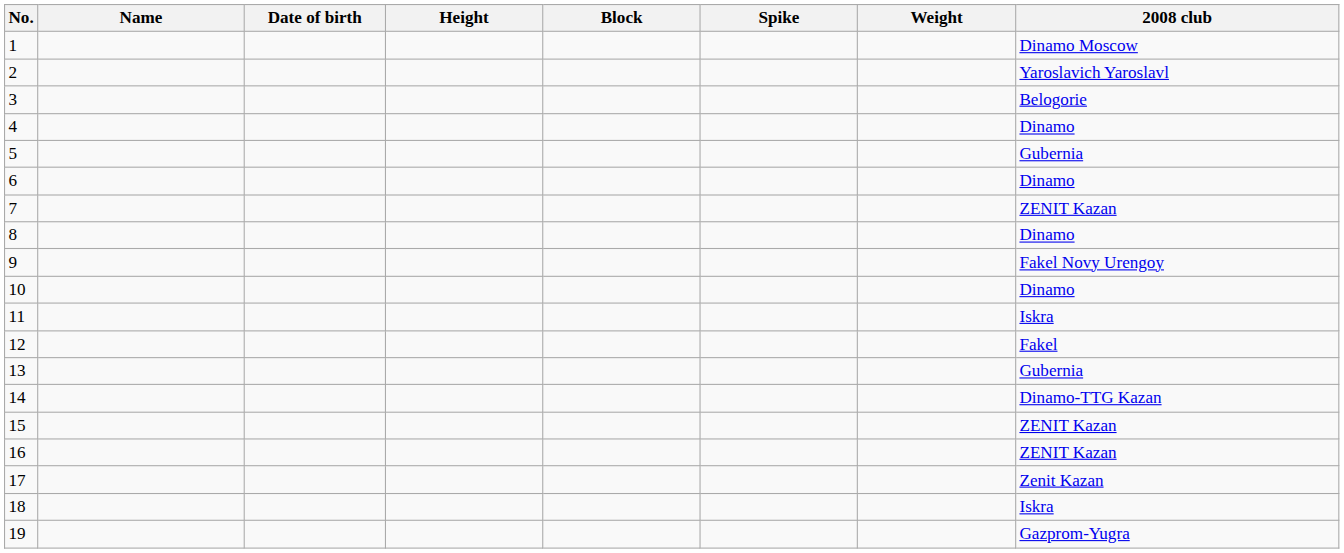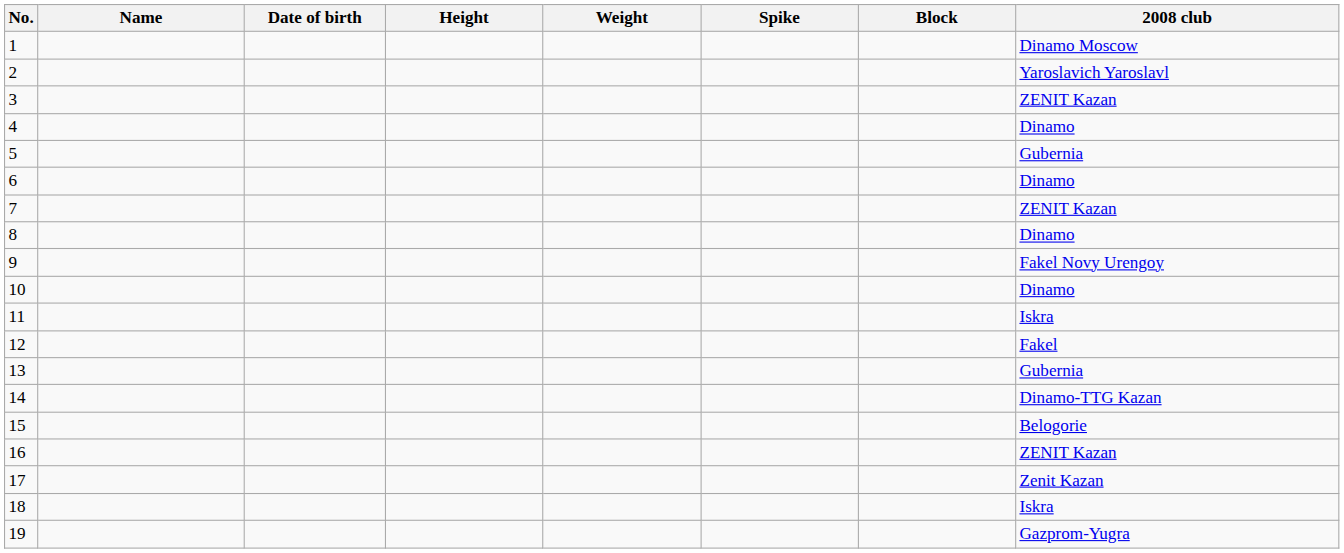columns swapped: (937, 18) <-> (622, 18)
(1053, 99) Belogorie -> (1068, 99) ZENIT Kazan
(1068, 425) ZENIT Kazan -> (1053, 425) Belogorie
